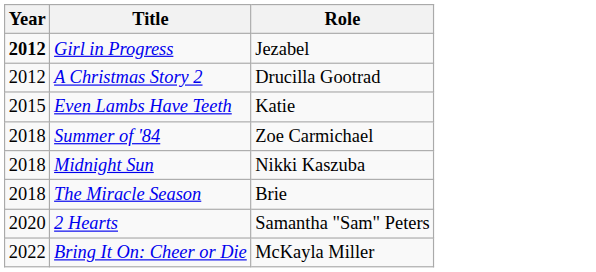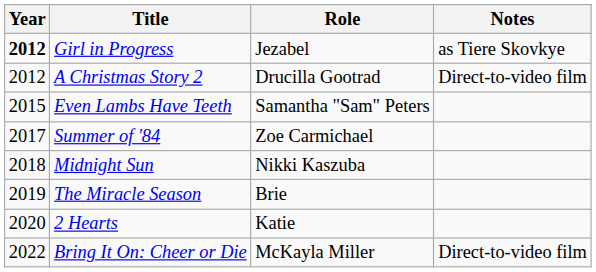+ column: (513, 19)
(275, 106) Katie -> (342, 106) Samantha "Sam" Peters
(27, 135) 2018 -> (27, 135) 2017
(27, 194) 2018 -> (27, 194) 2019
(342, 223) Samantha "Sam" Peters -> (275, 223) Katie
